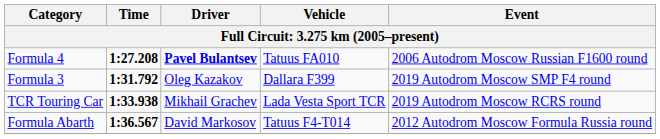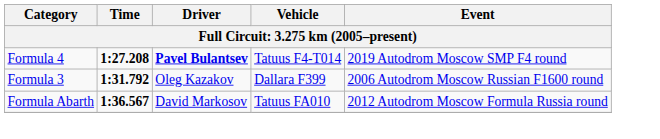(301, 58) Tatuus FA010 -> (298, 58) Tatuus F4-T014
(520, 58) 2006 Autodrom Moscow Russian F1600 round -> (457, 58) 2019 Autodrom Moscow SMP F4 round
(501, 79) 2019 Autodrom Moscow SMP F4 round -> (475, 79) 2006 Autodrom Moscow Russian F1600 round
- row: (55, 101)
(307, 123) Tatuus F4-T014 -> (292, 101) Tatuus FA010
